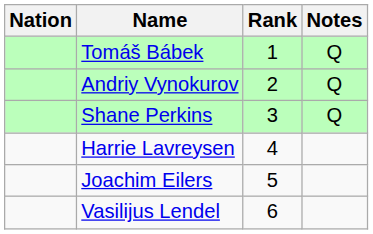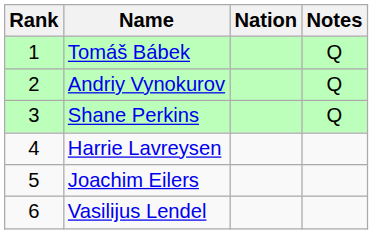columns swapped: (272, 20) <-> (41, 20)
